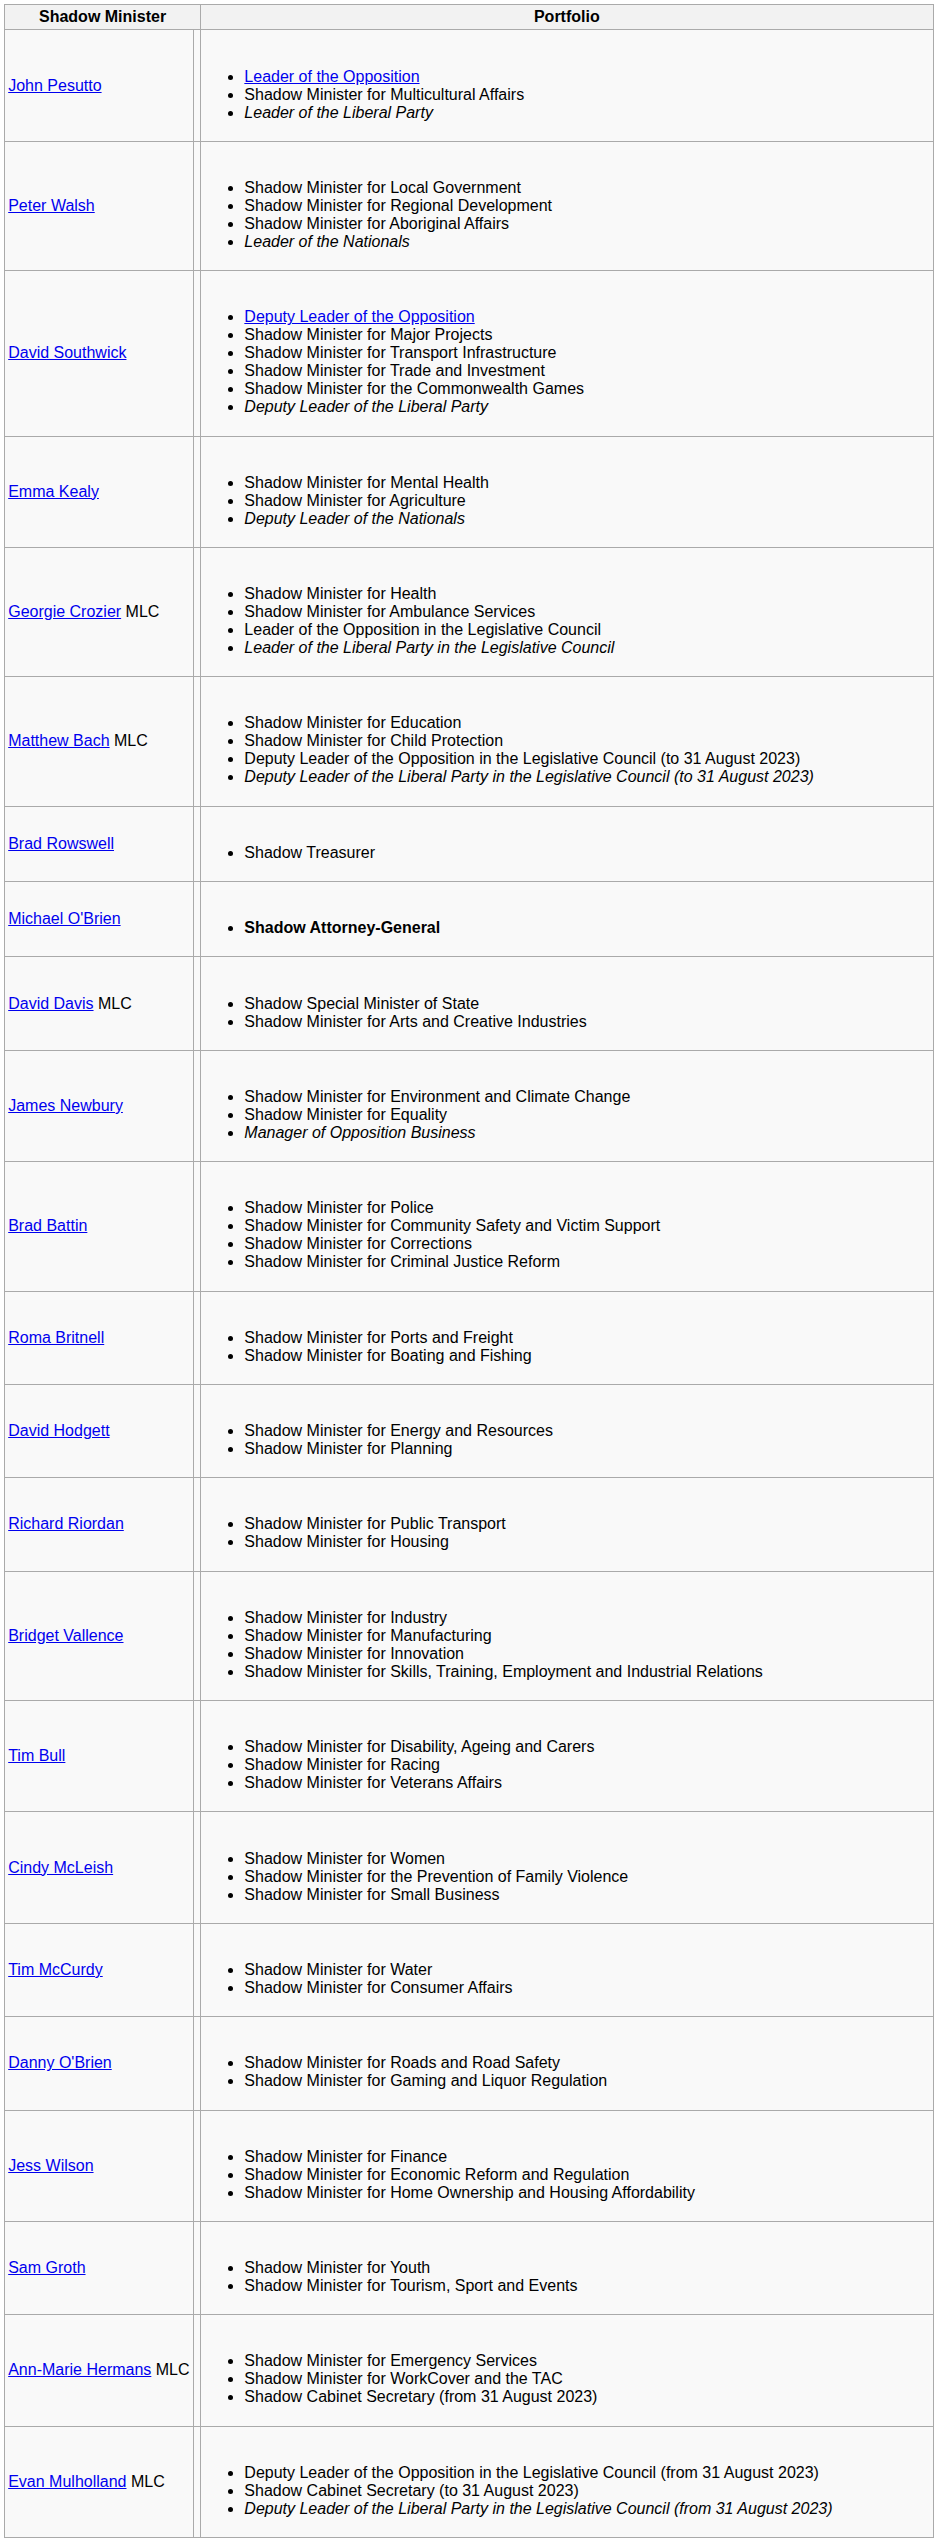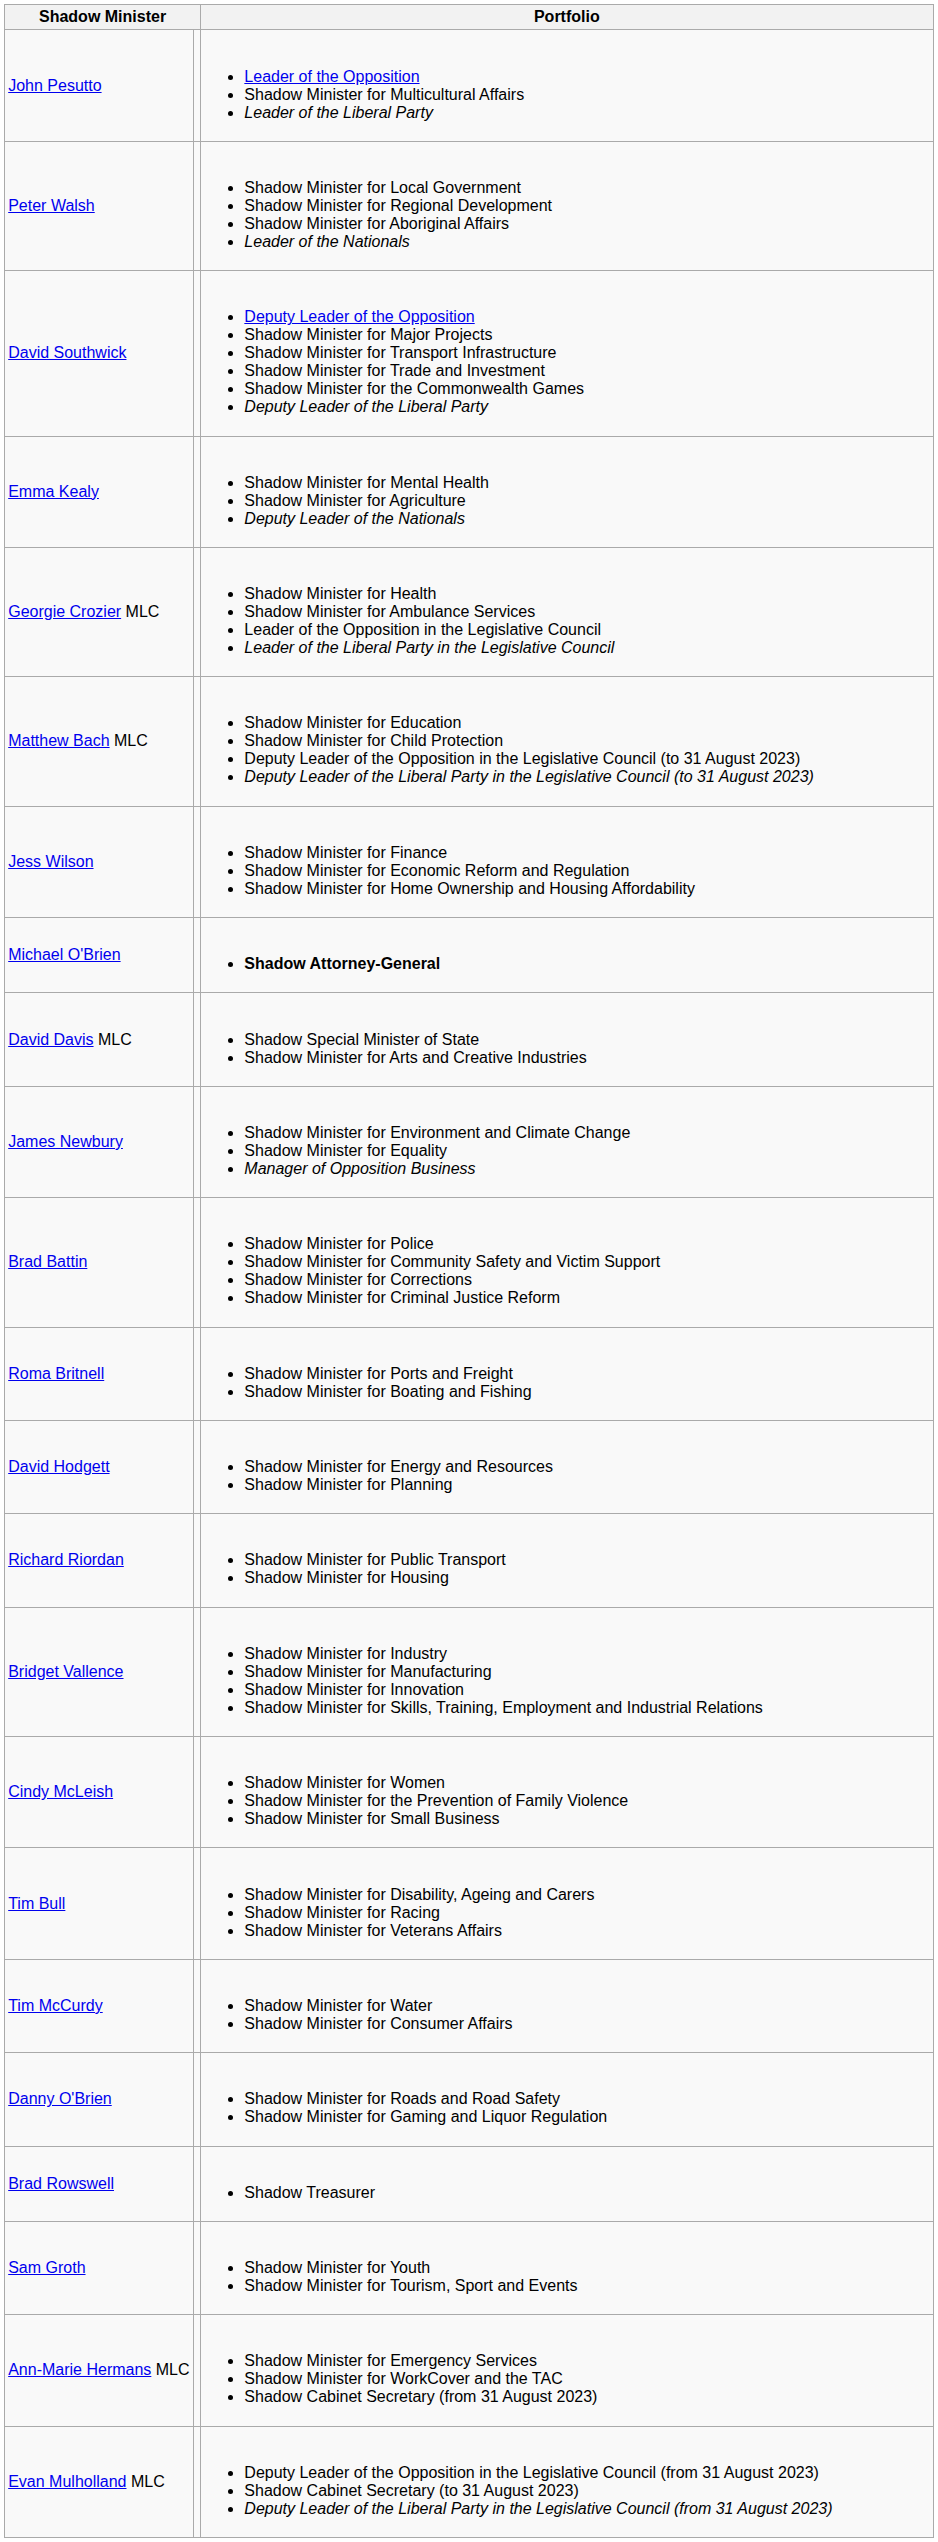rows swapped: (61, 843) <-> (51, 2165)
rows swapped: (61, 1867) <-> (37, 1756)
